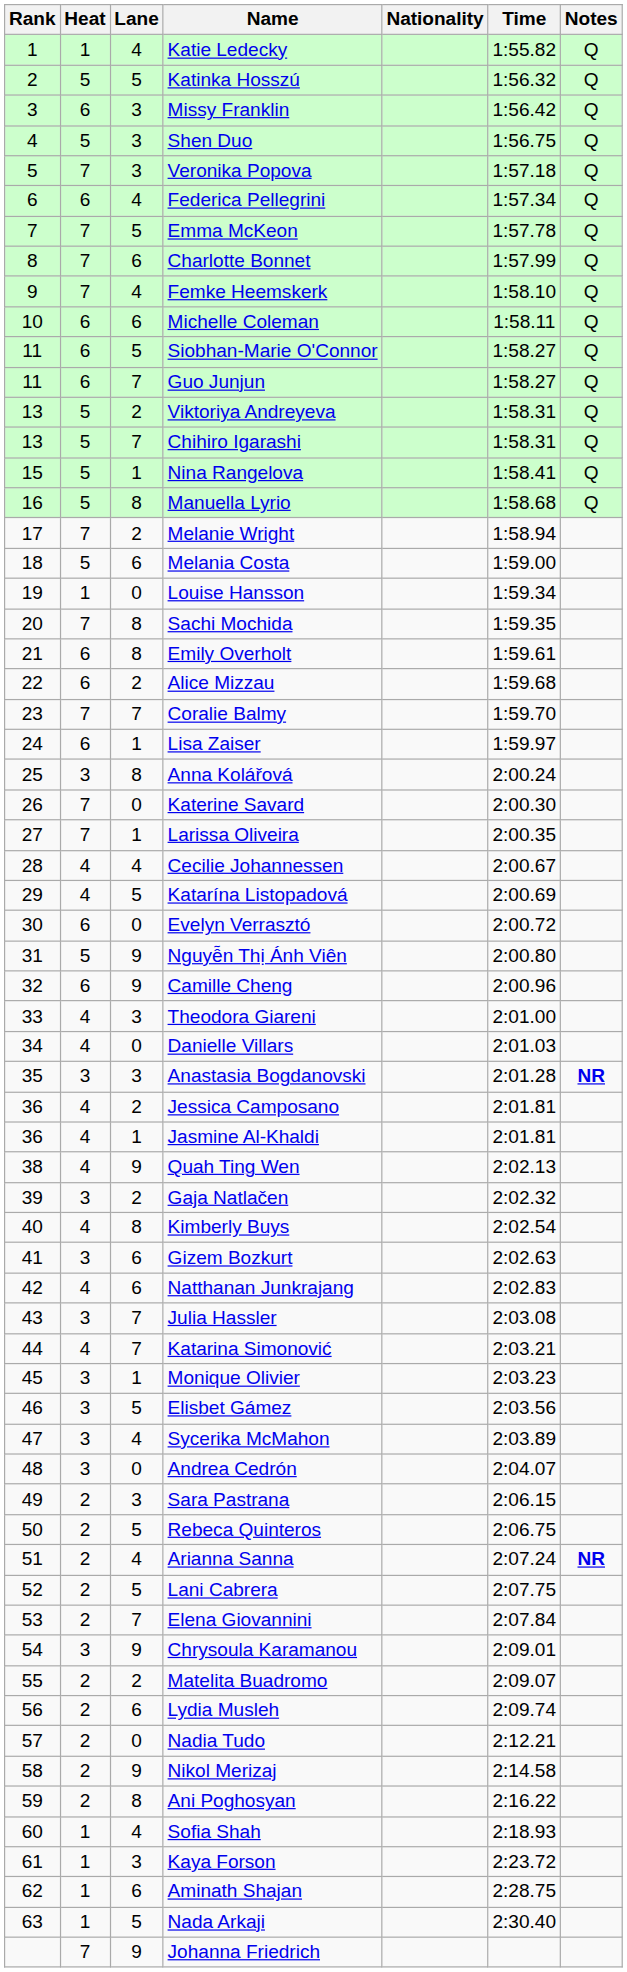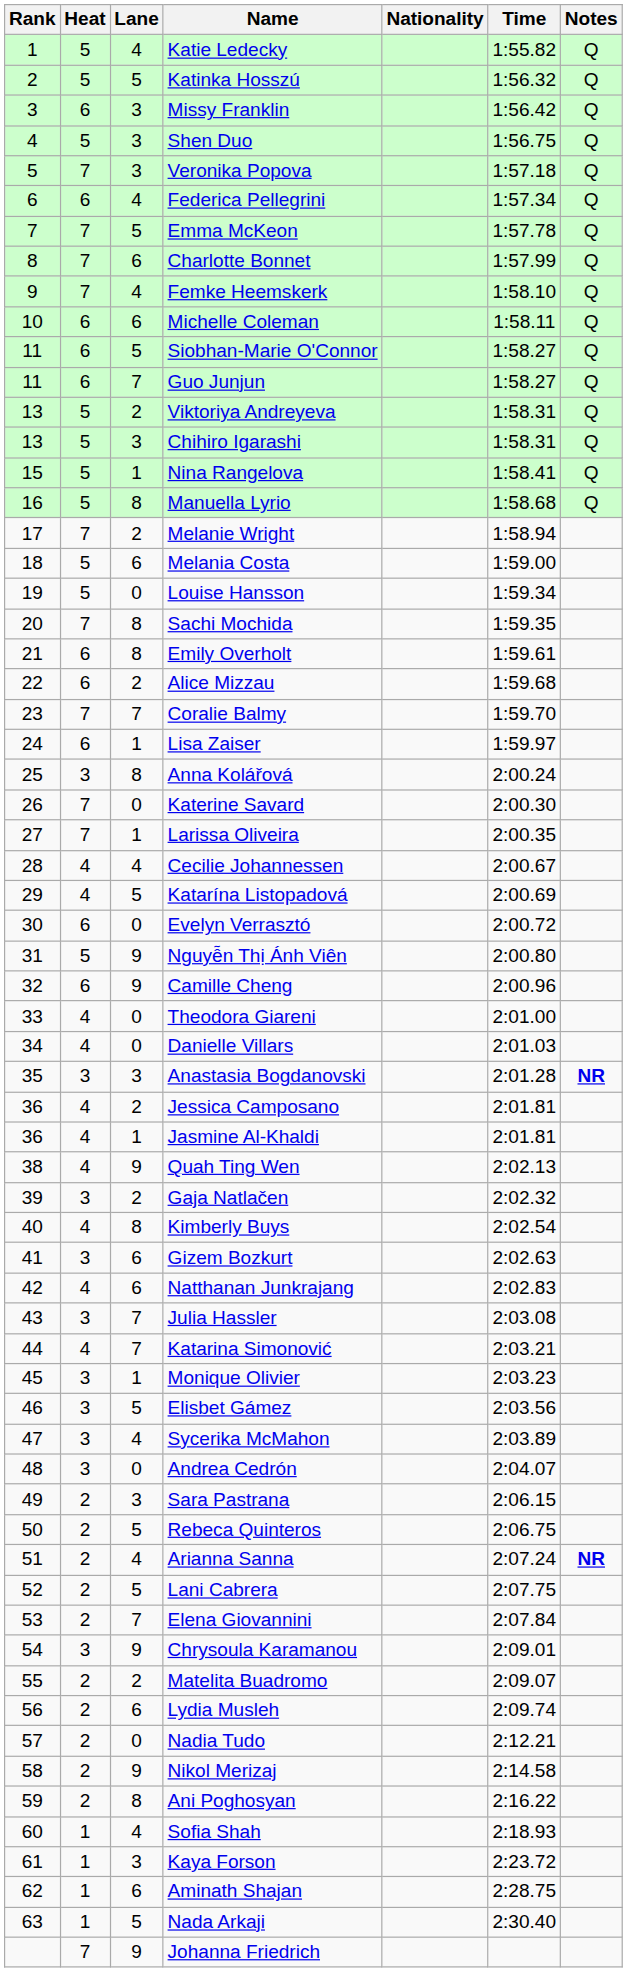(85, 49) 1 -> (85, 49) 5
(137, 442) 7 -> (137, 442) 3
(85, 593) 1 -> (85, 593) 5
(137, 1016) 3 -> (137, 1016) 0
